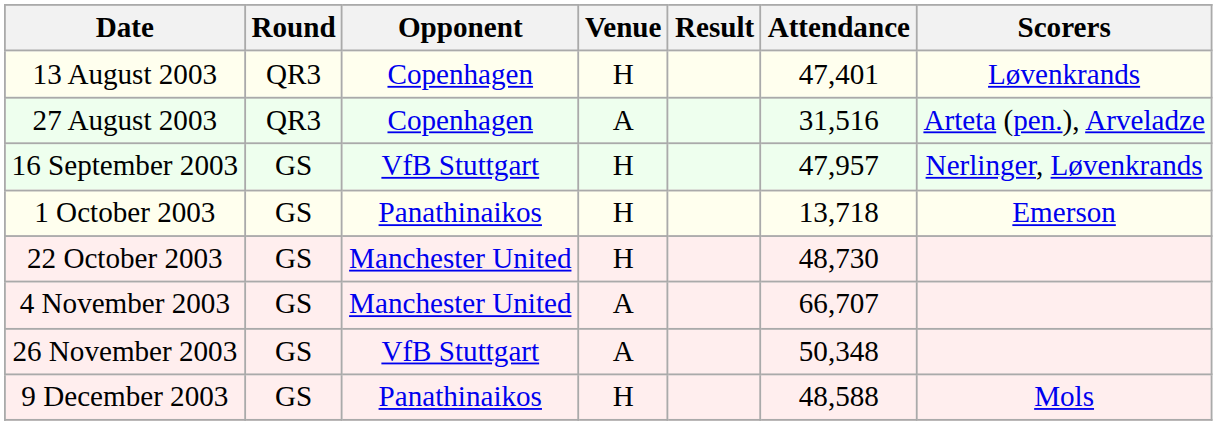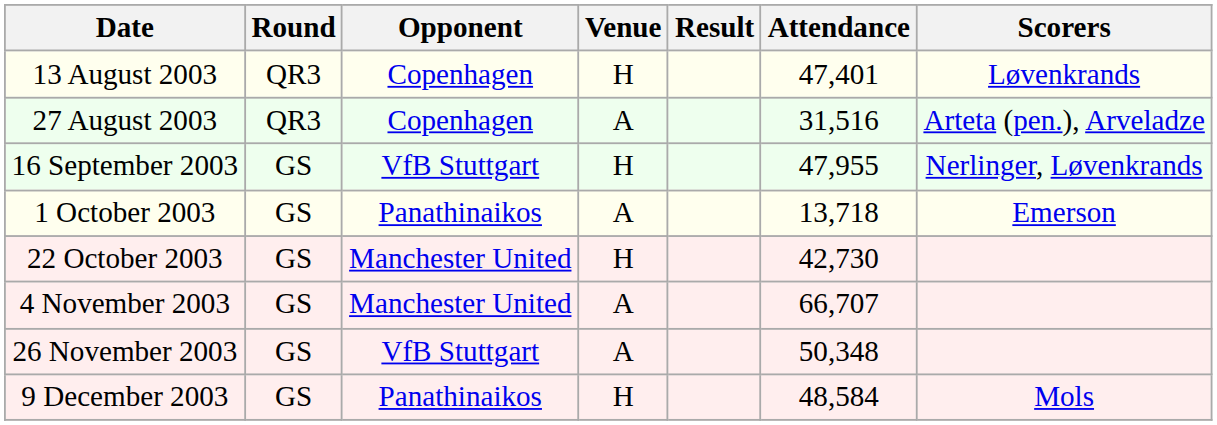(839, 166) 47,957 -> (839, 166) 47,955
(623, 212) H -> (623, 212) A
(839, 258) 48,730 -> (839, 258) 42,730
(839, 397) 48,588 -> (839, 397) 48,584
